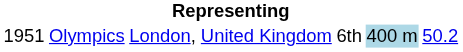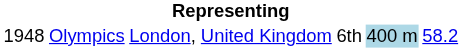(24, 36) 1951 -> (24, 36) 1948
(440, 36) 50.2 -> (440, 36) 58.2
